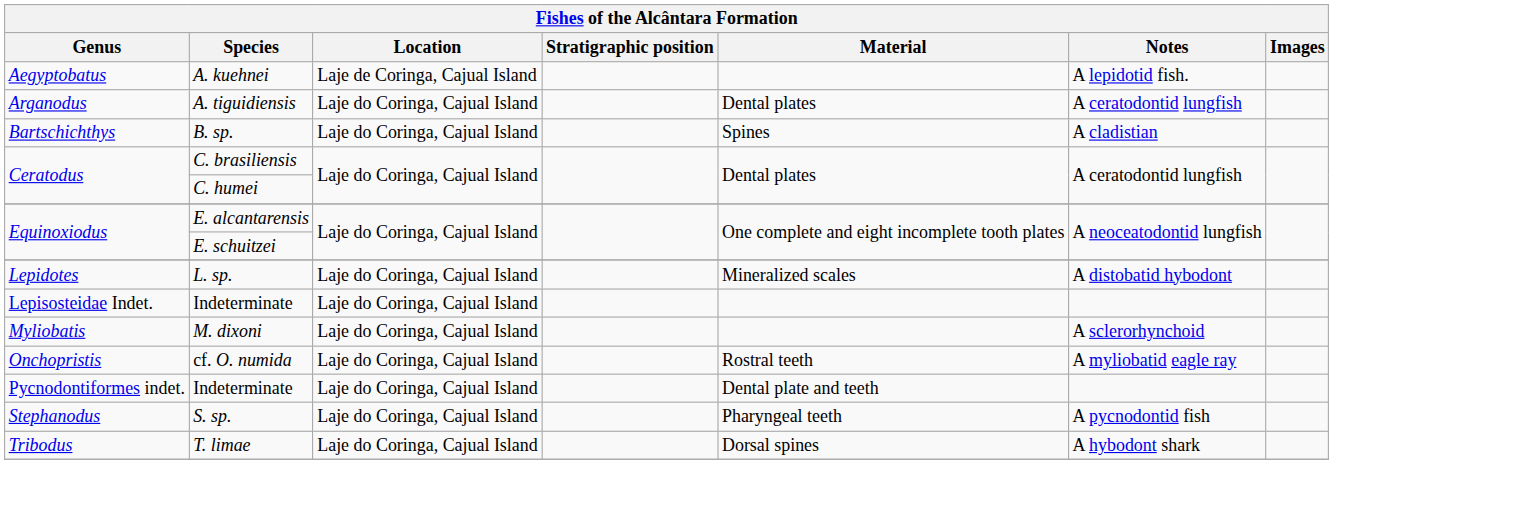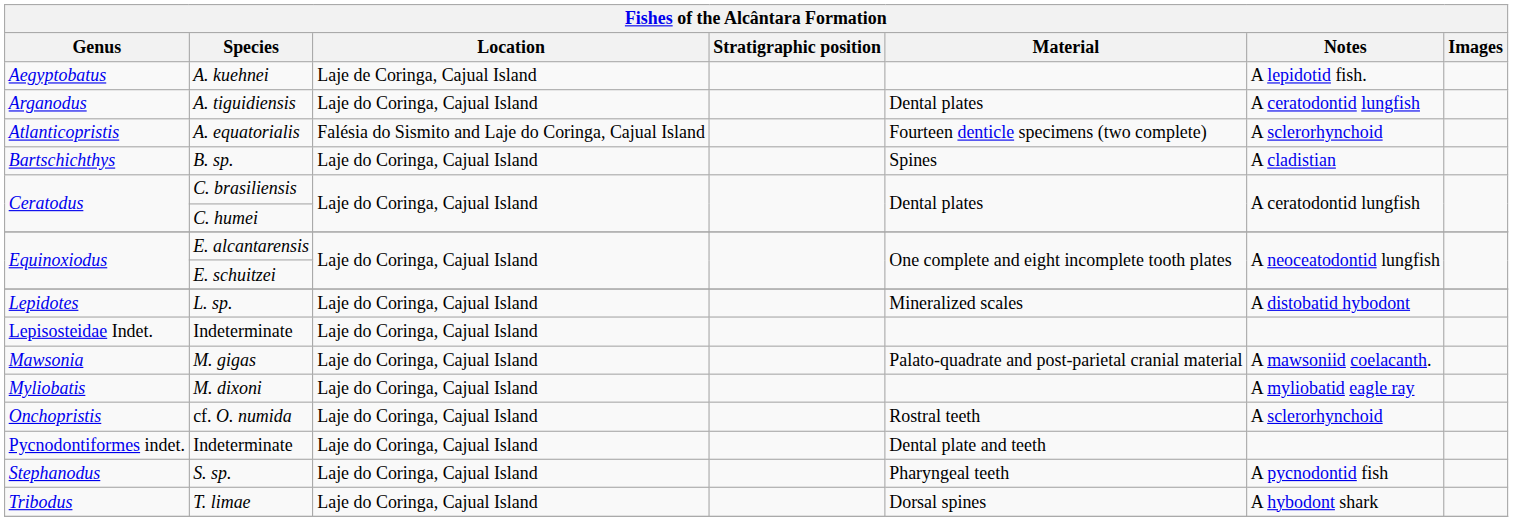+ row: (64, 132)
+ row: (46, 359)
(1139, 331) A sclerorhynchoid -> (1333, 388) A myliobatid eagle ray
(1154, 359) A myliobatid eagle ray -> (1317, 416) A sclerorhynchoid
